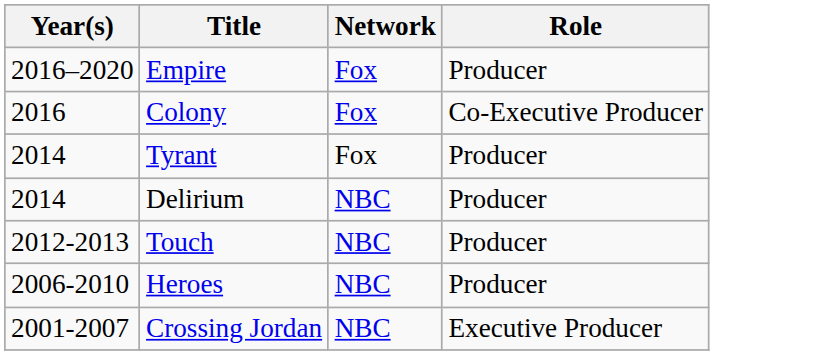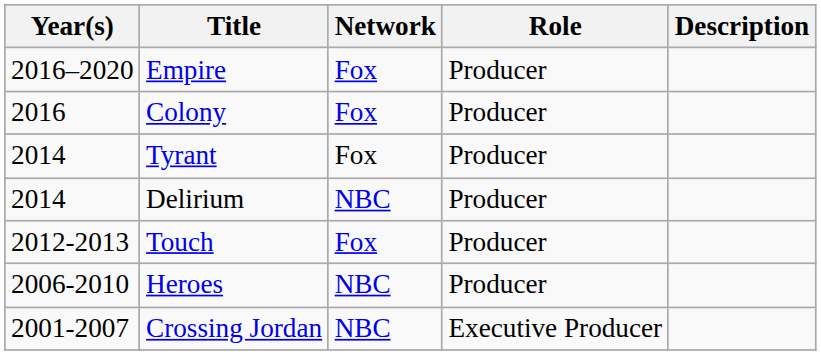+ column: (742, 26)
(576, 112) Co-Executive Producer -> (498, 112) Producer
(363, 241) NBC -> (356, 241) Fox
